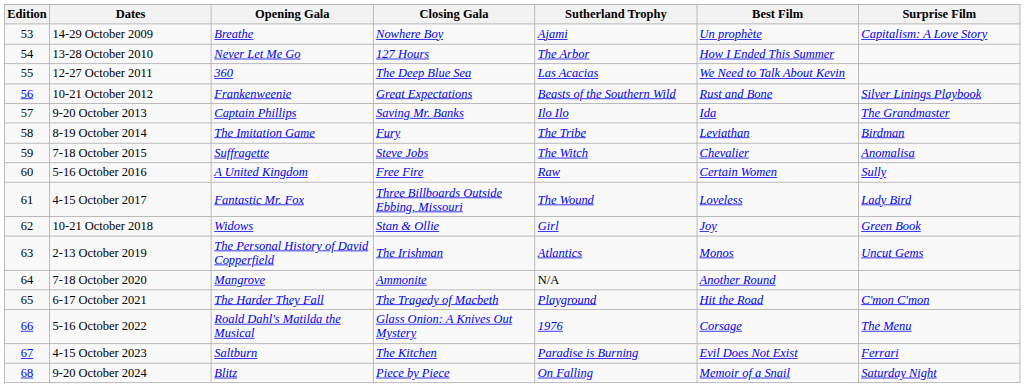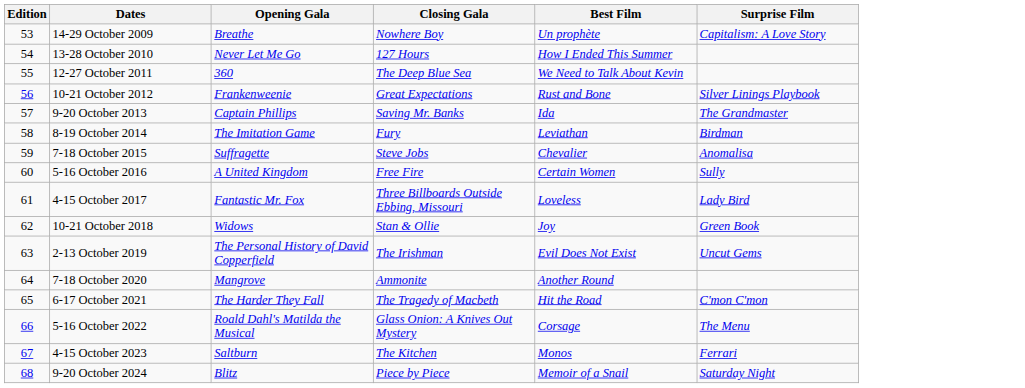- column: (616, 14)
(717, 253) Monos -> (587, 253) Evil Does Not Exist
(749, 353) Evil Does Not Exist -> (555, 353) Monos
